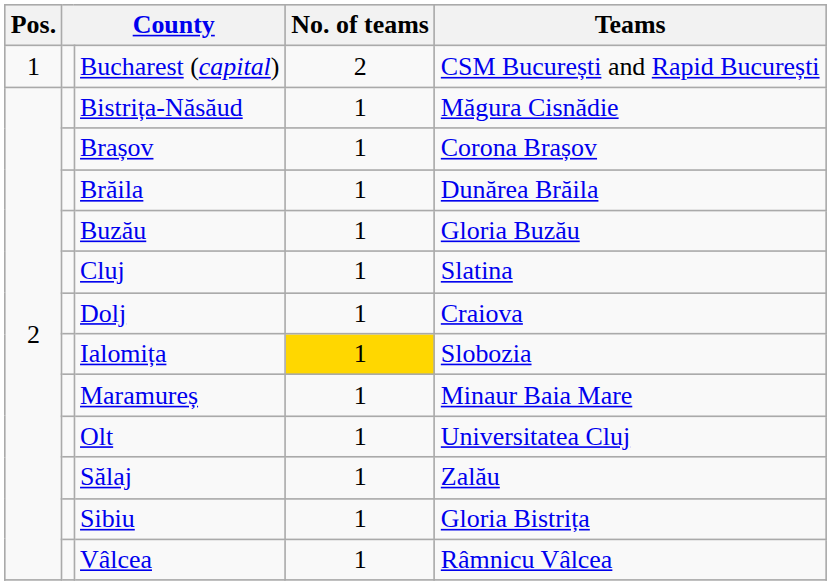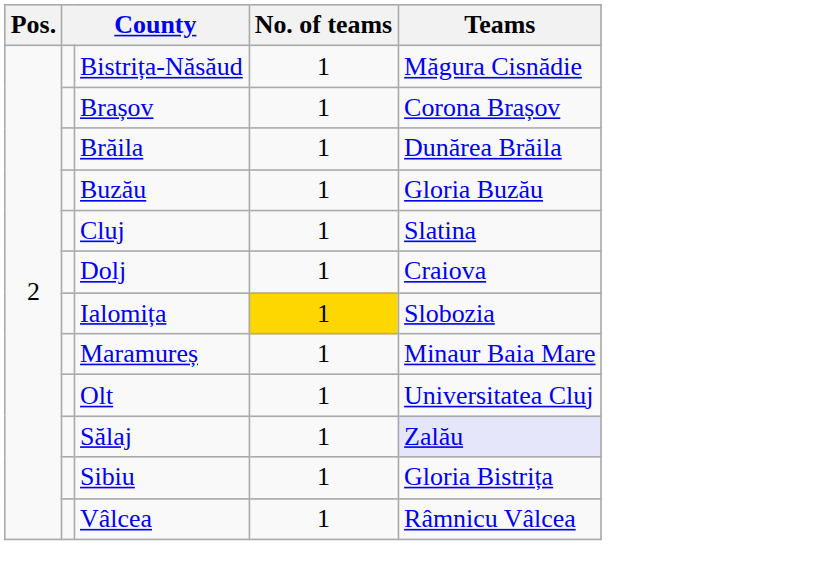- row: (180, 66)
(470, 477) no background -> (434, 436) lavender background
